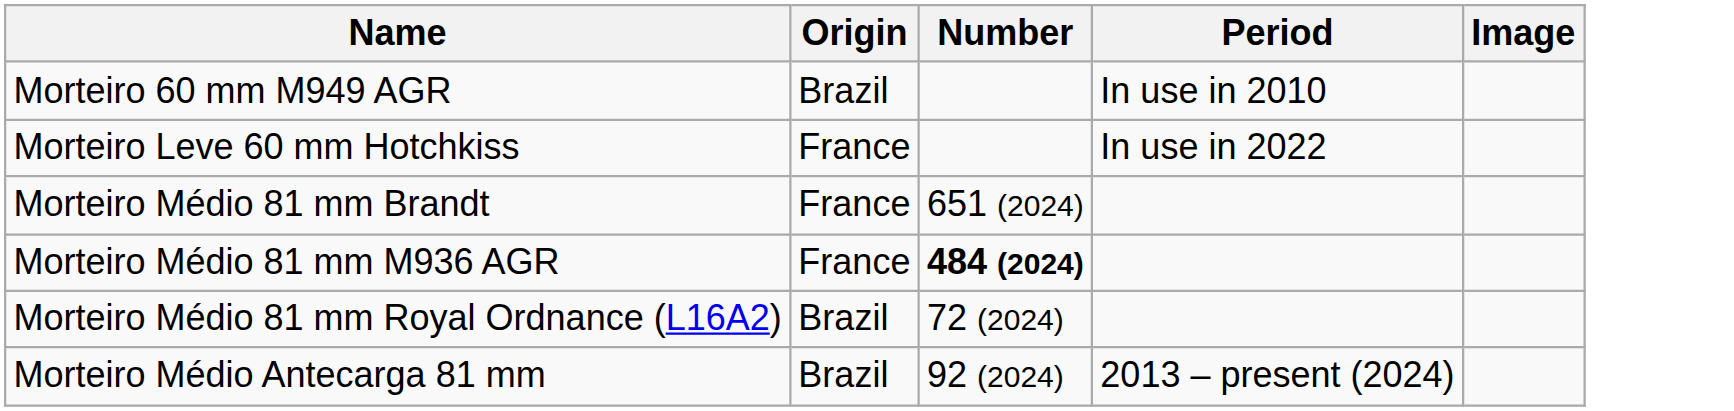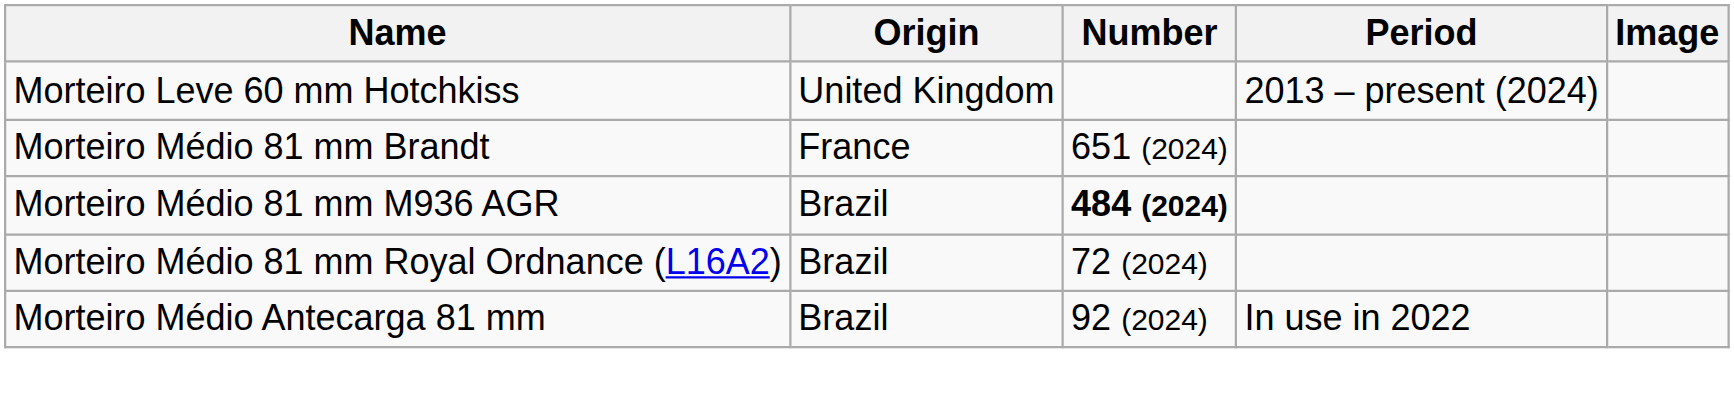- row: (232, 90)
(854, 147) France -> (926, 90) United Kingdom
(1213, 147) In use in 2022 -> (1422, 90) 2013 – present (2024)
(854, 261) France -> (843, 204) Brazil
(1277, 375) 2013 – present (2024) -> (1358, 318) In use in 2022
